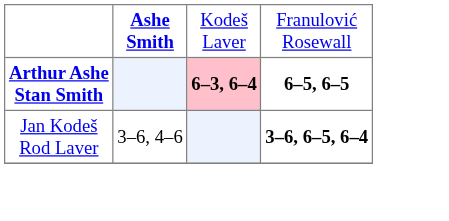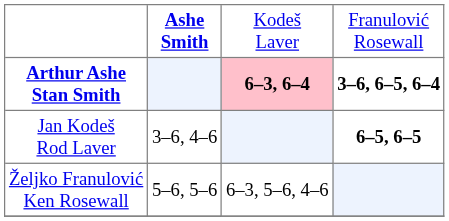(317, 83) 6–5, 6–5 -> (389, 83) 3–6, 6–5, 6–4
(317, 136) 3–6, 6–5, 6–4 -> (389, 136) 6–5, 6–5
+ row: (76, 189)
